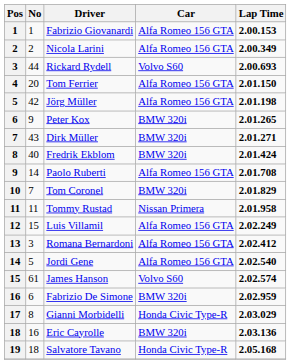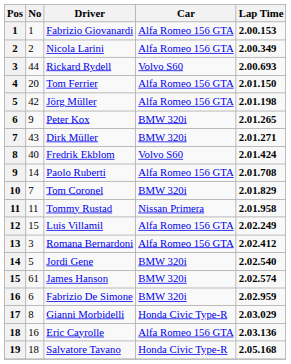(162, 154) BMW 320i -> (161, 154) Volvo S60
(186, 261) Alfa Romeo 156 GTA -> (162, 261) BMW 320i
(161, 278) Volvo S60 -> (162, 278) BMW 320i
(162, 332) BMW 320i -> (186, 332) Alfa Romeo 156 GTA
